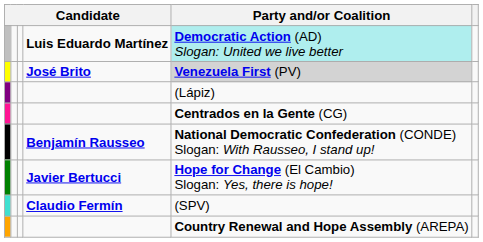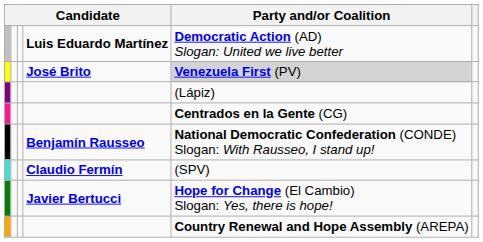(259, 44) paleturquoise background -> (259, 44) no background
rows swapped: (8, 178) <-> (8, 206)
